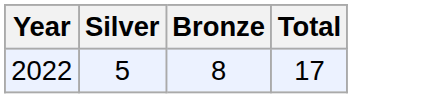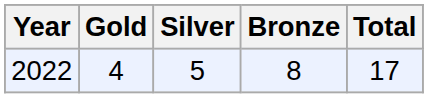+ column: (116, 27)
